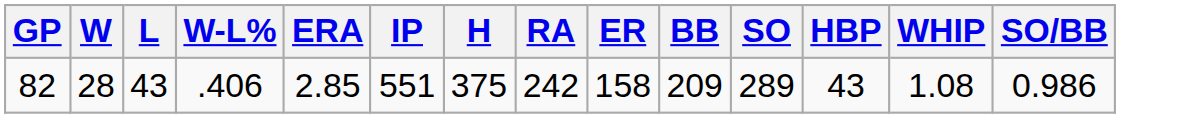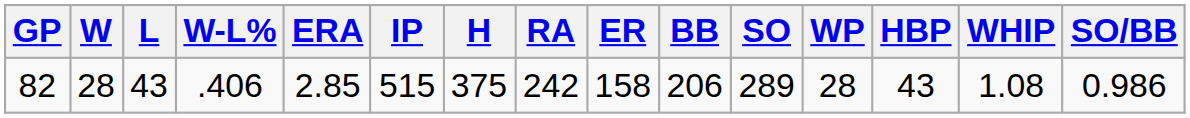+ column: (838, 31)
(407, 84) 551 -> (407, 84) 515
(695, 84) 209 -> (695, 84) 206
